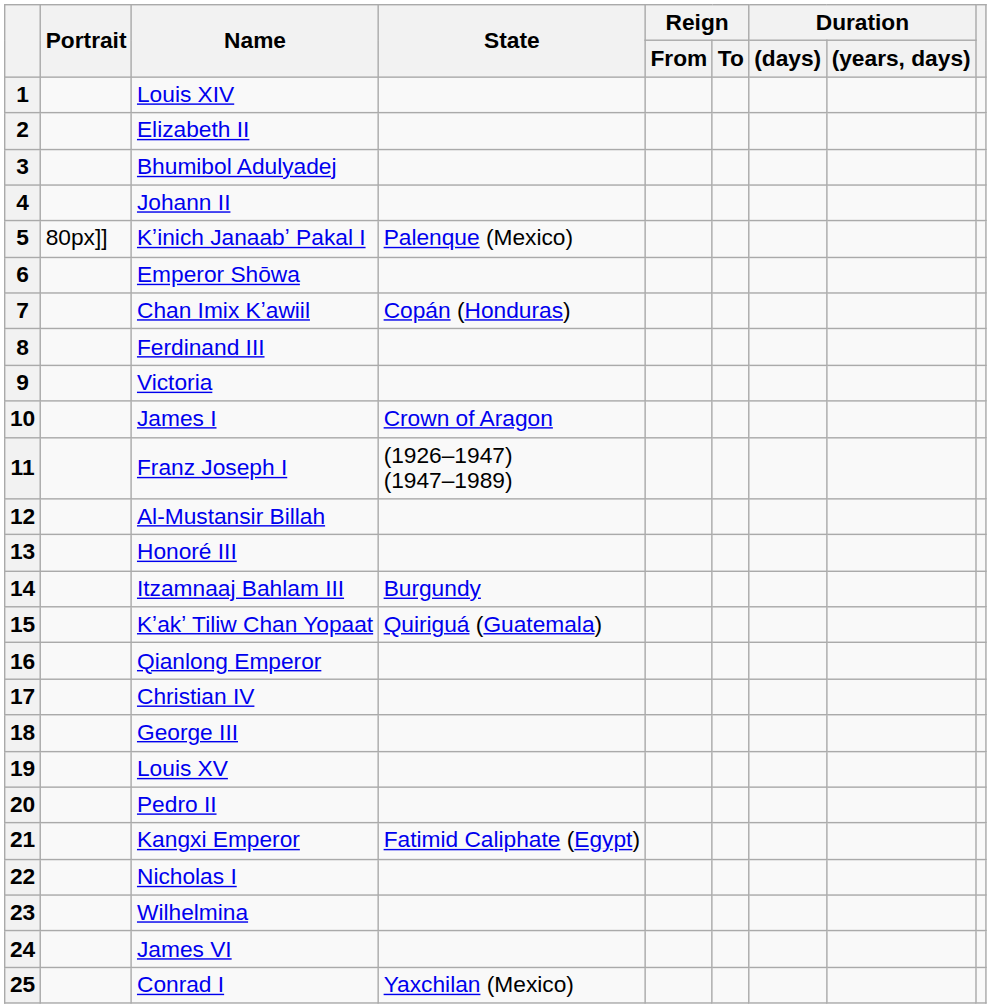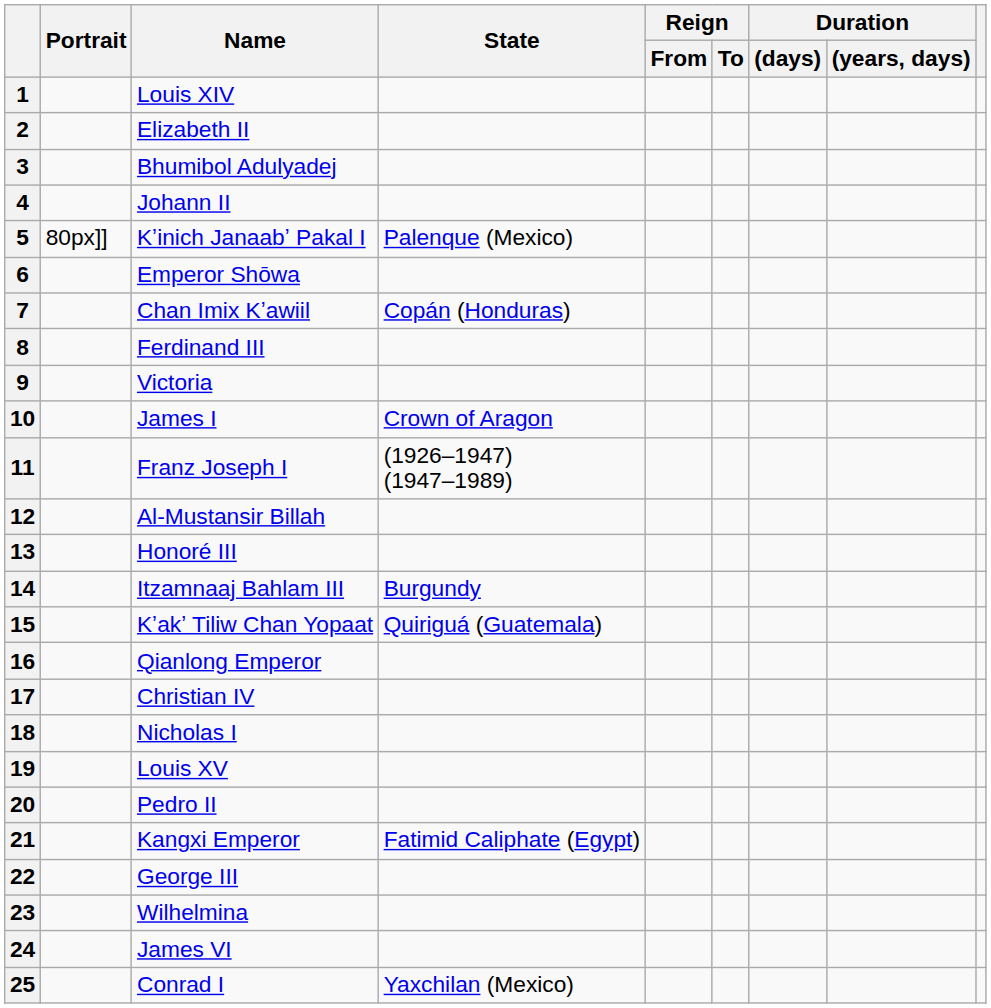(187, 732) George III -> (187, 732) Nicholas I
(187, 876) Nicholas I -> (187, 876) George III
